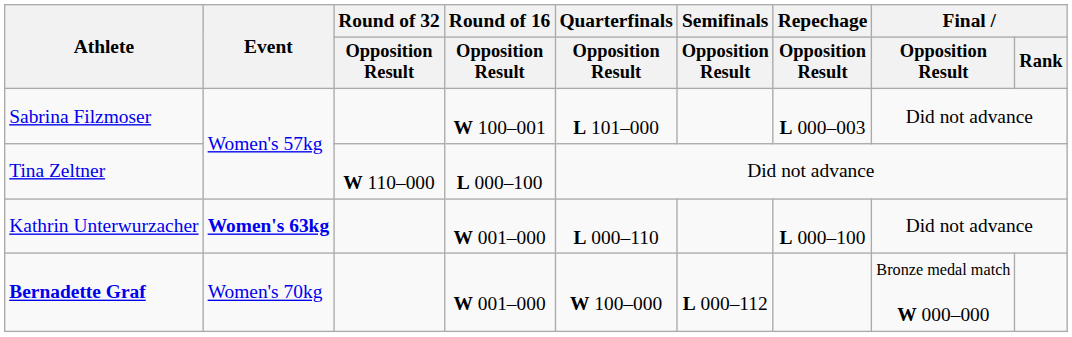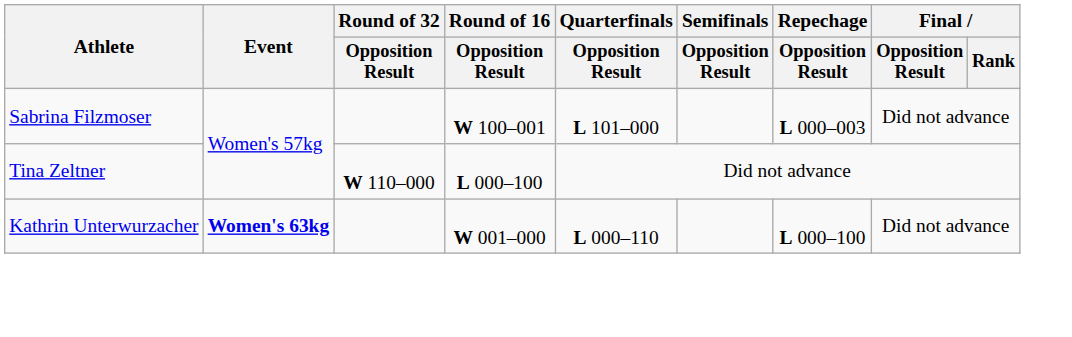- row: (77, 292)
